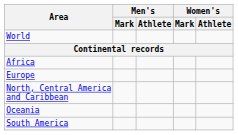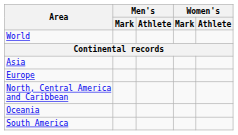- row: (21, 62)
+ row: (16, 62)
